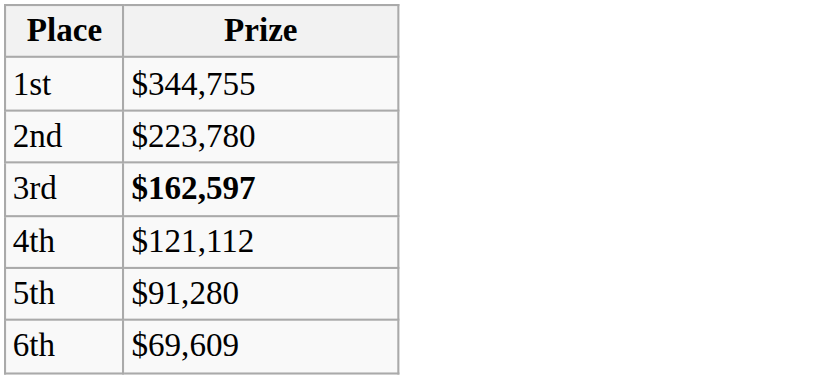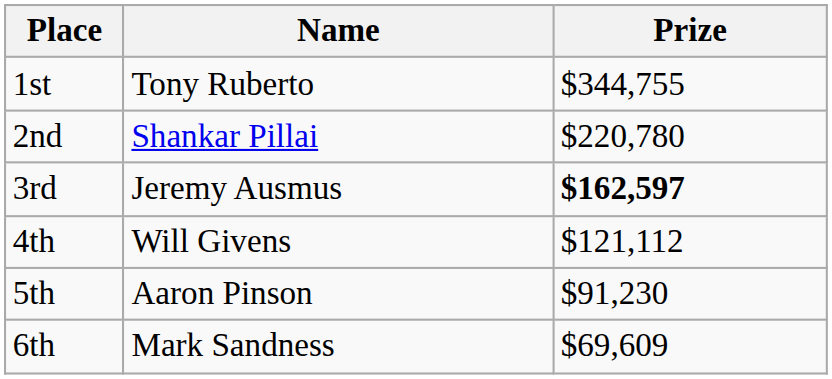+ column: (338, 30)
(194, 135) $223,780 -> (623, 135) $220,780
(185, 293) $91,280 -> (615, 293) $91,230
